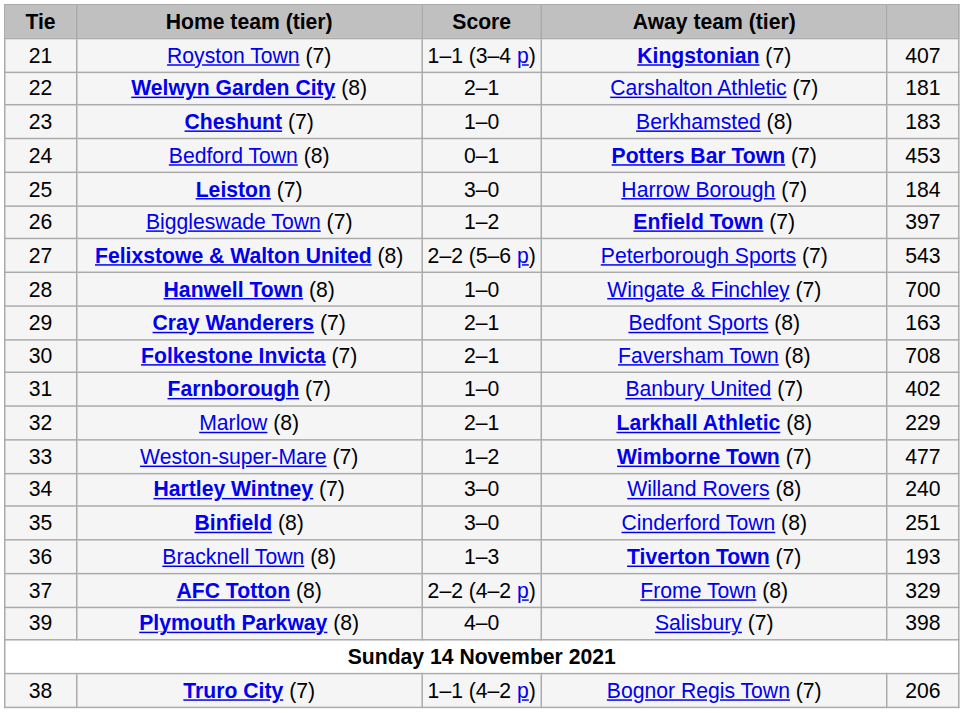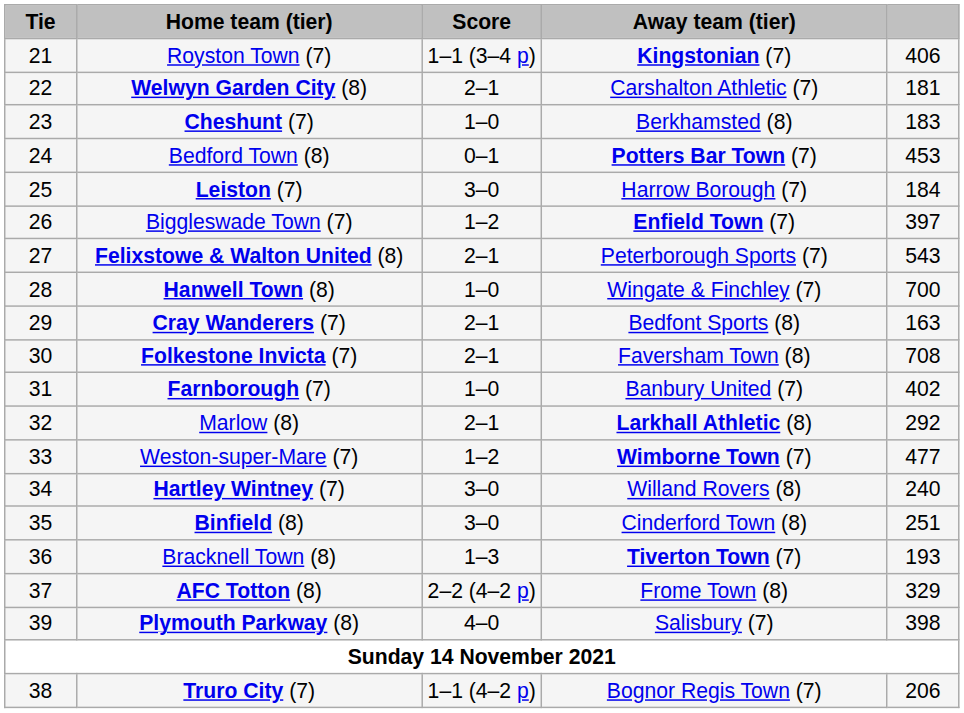(923, 55) 407 -> (923, 55) 406
(482, 256) 2–2 (5–6 p) -> (482, 256) 2–1
(923, 423) 229 -> (923, 423) 292
